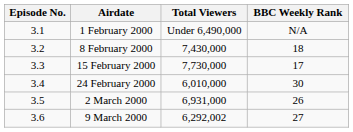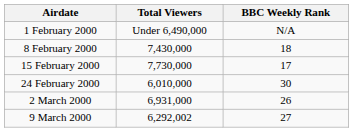- column: (38, 13)
